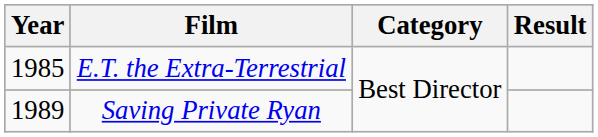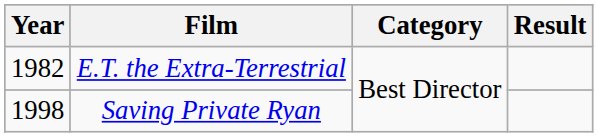(38, 68) 1985 -> (38, 68) 1982
(38, 110) 1989 -> (38, 110) 1998
